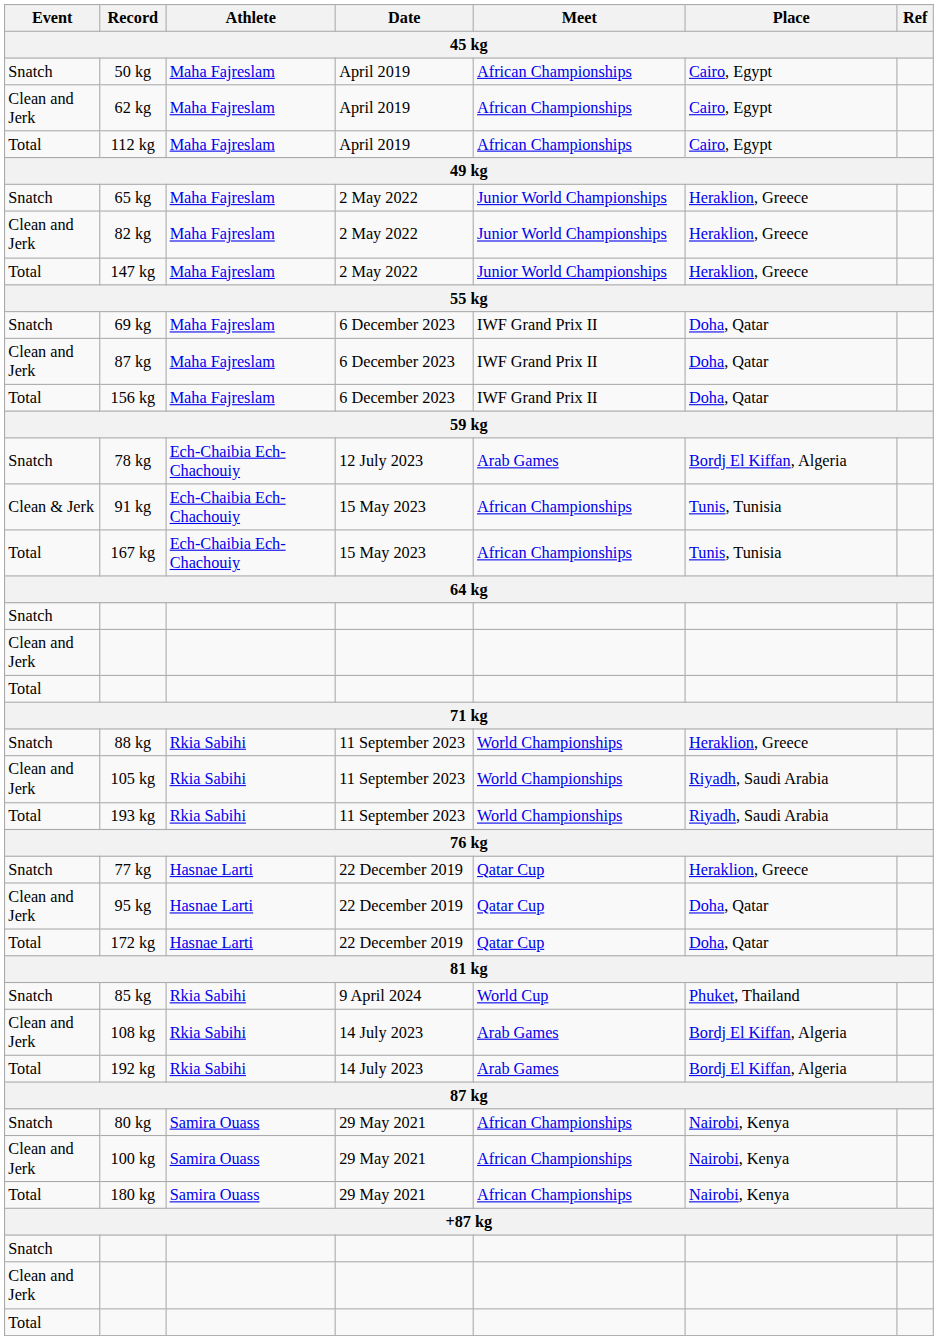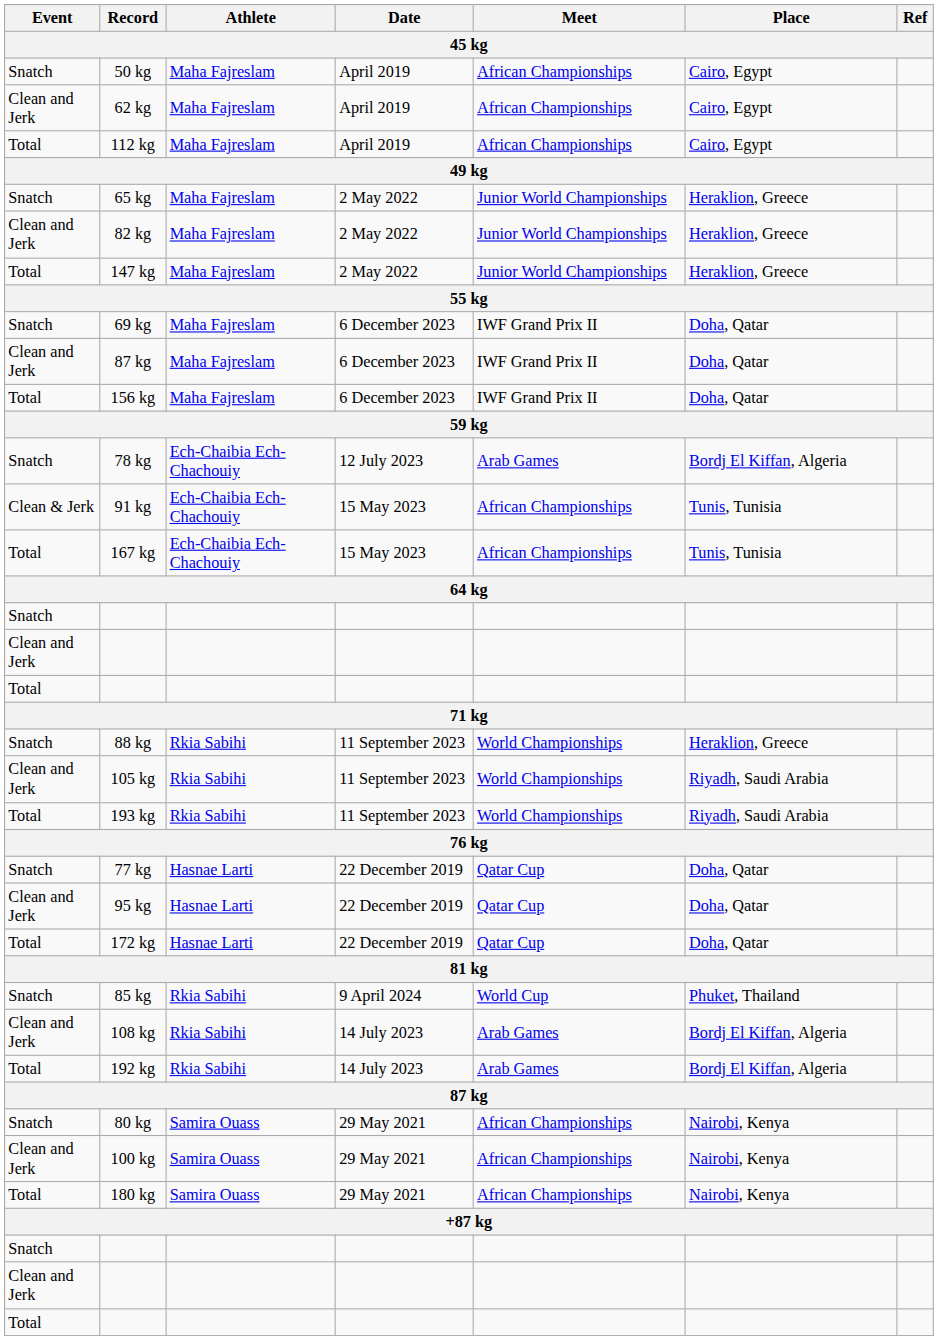(749, 869) Heraklion, Greece -> (729, 869) Doha, Qatar
